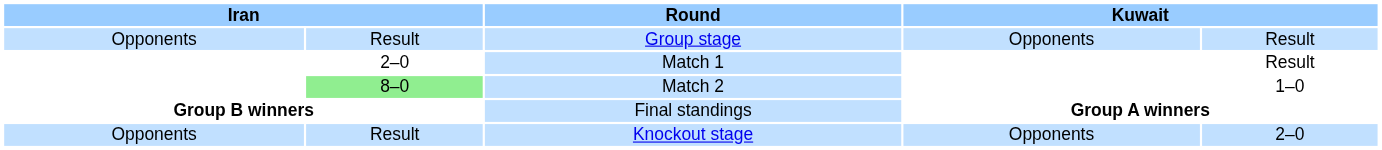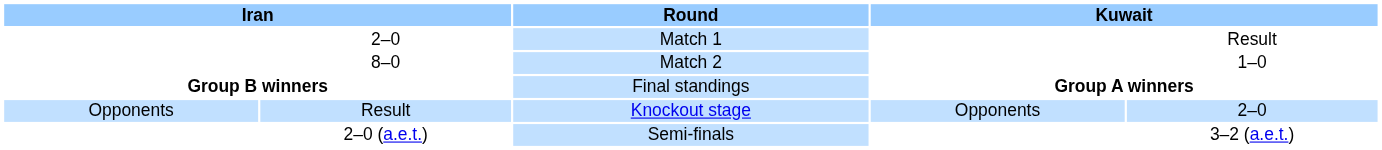- row: (693, 39)
(395, 86) lightgreen background -> (386, 62) no background
+ row: (691, 134)
